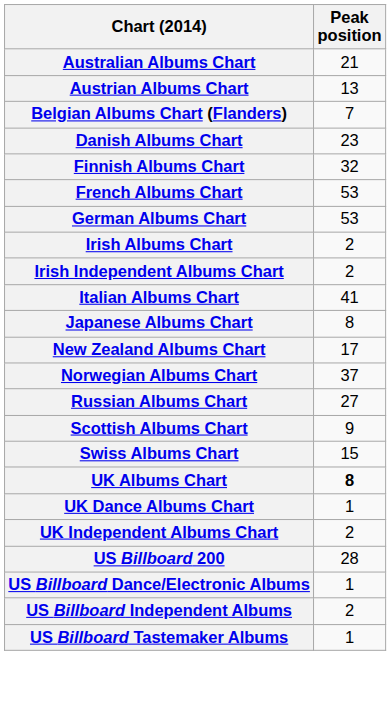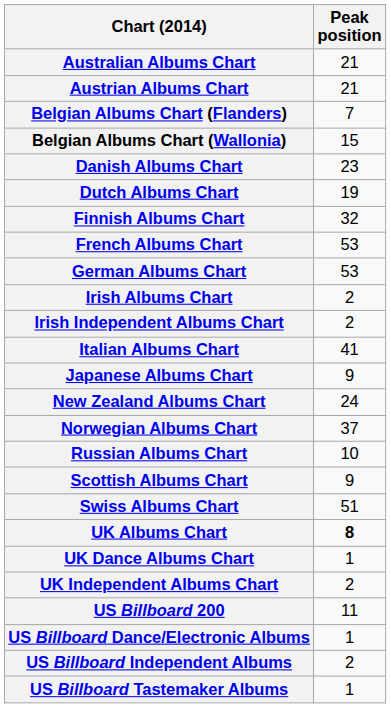(350, 88) 13 -> (350, 88) 21
+ row: (159, 140)
+ row: (159, 192)
(350, 323) 8 -> (350, 375) 9
(350, 349) 17 -> (350, 402) 24
(350, 402) 27 -> (350, 454) 10
(350, 454) 15 -> (350, 506) 51
(350, 558) 28 -> (350, 611) 11
